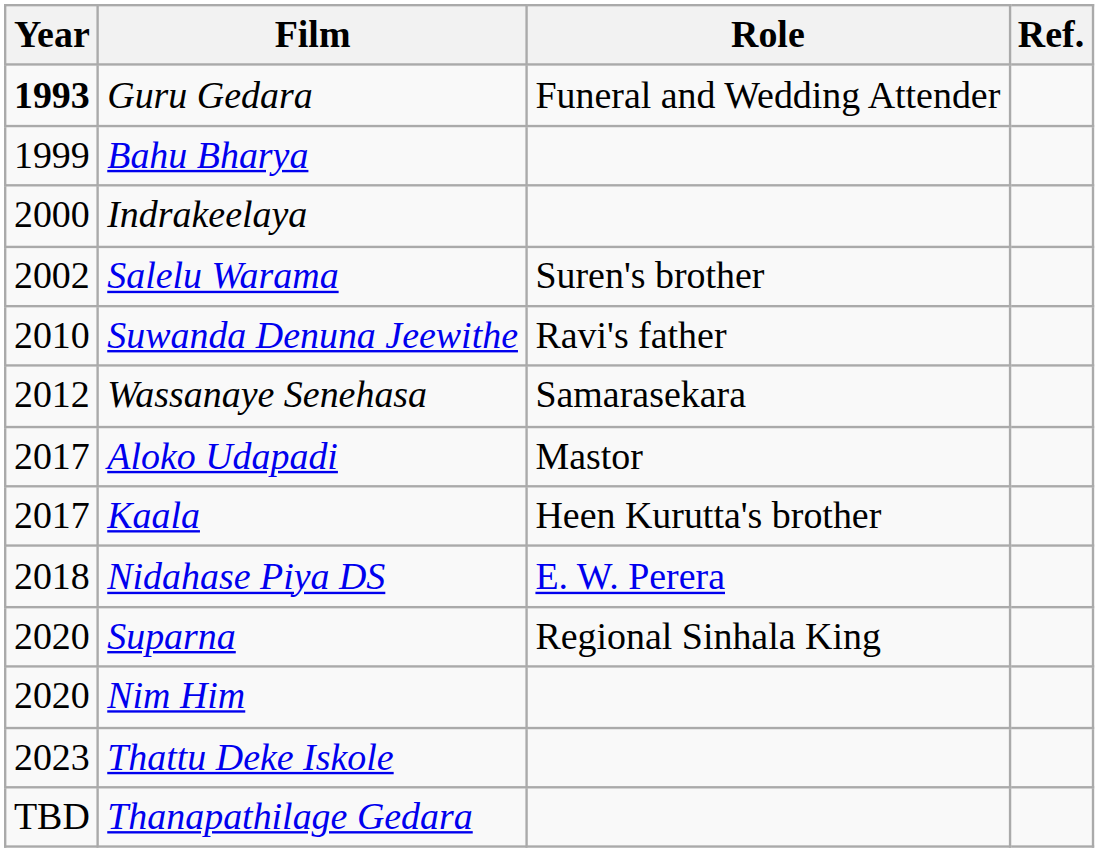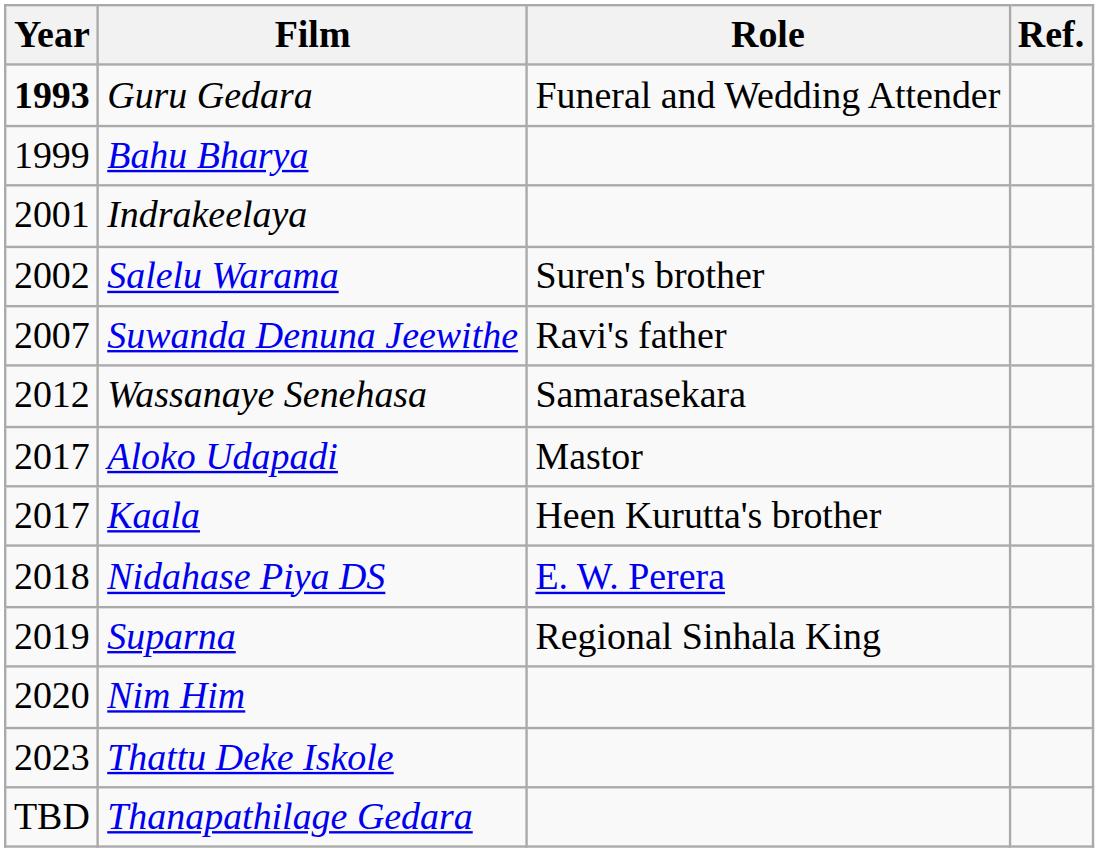(52, 214) 2000 -> (52, 214) 2001
(52, 335) 2010 -> (52, 335) 2007
(52, 635) 2020 -> (52, 635) 2019
